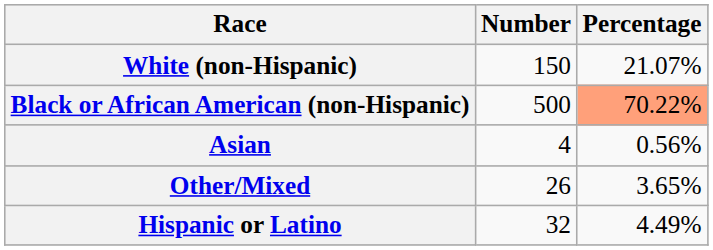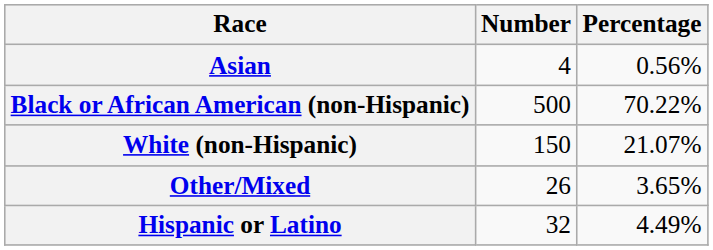rows swapped: (240, 64) <-> (240, 144)
(662, 104) lightsalmon background -> (662, 104) no background
